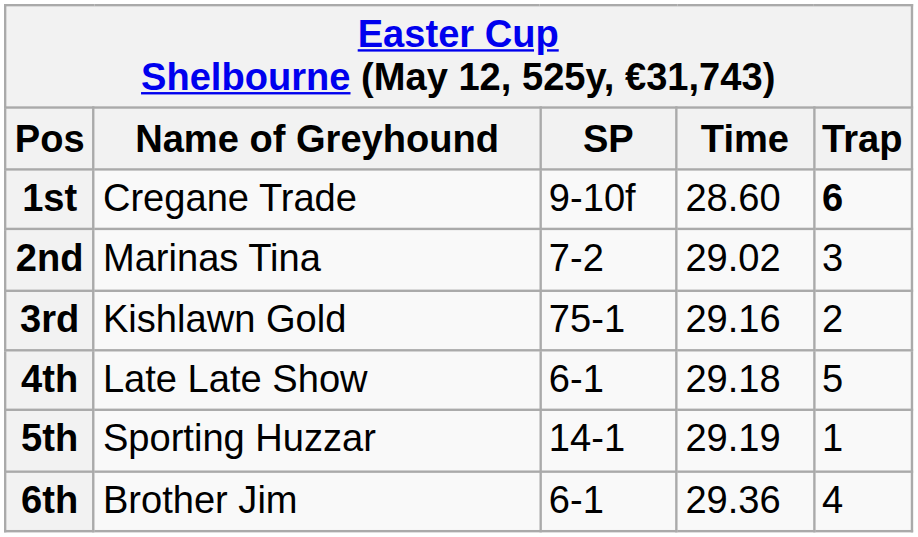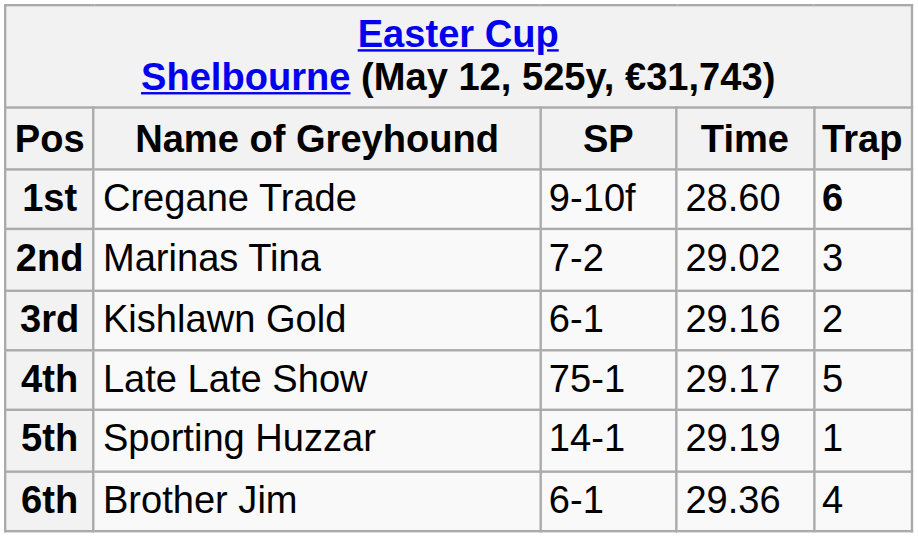(587, 319) 75-1 -> (576, 319) 6-1
(576, 379) 6-1 -> (587, 379) 75-1
(733, 379) 29.18 -> (733, 379) 29.17
